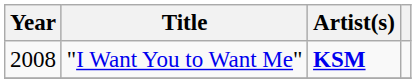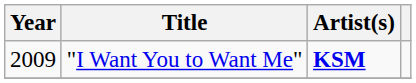(33, 59) 2008 -> (33, 59) 2009
